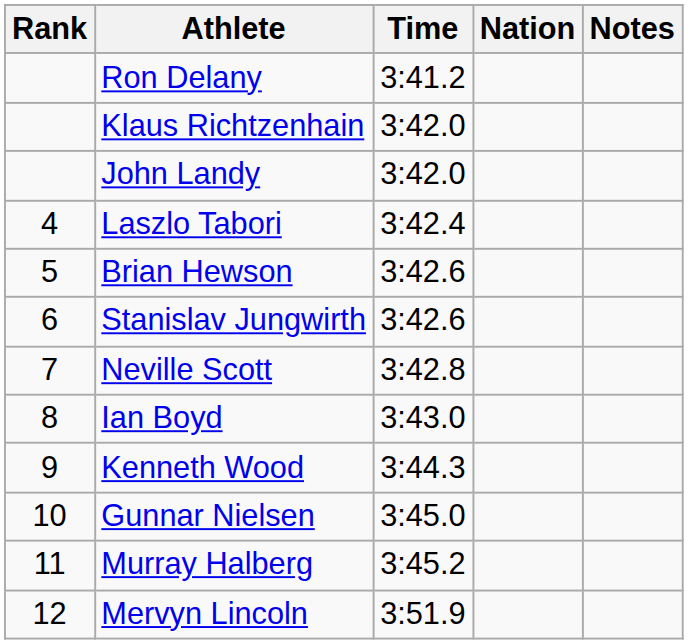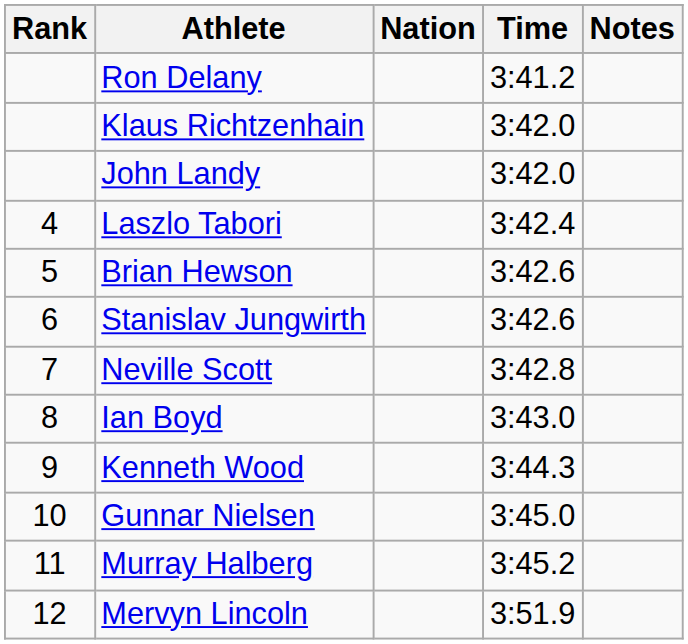columns swapped: (527, 28) <-> (423, 28)
